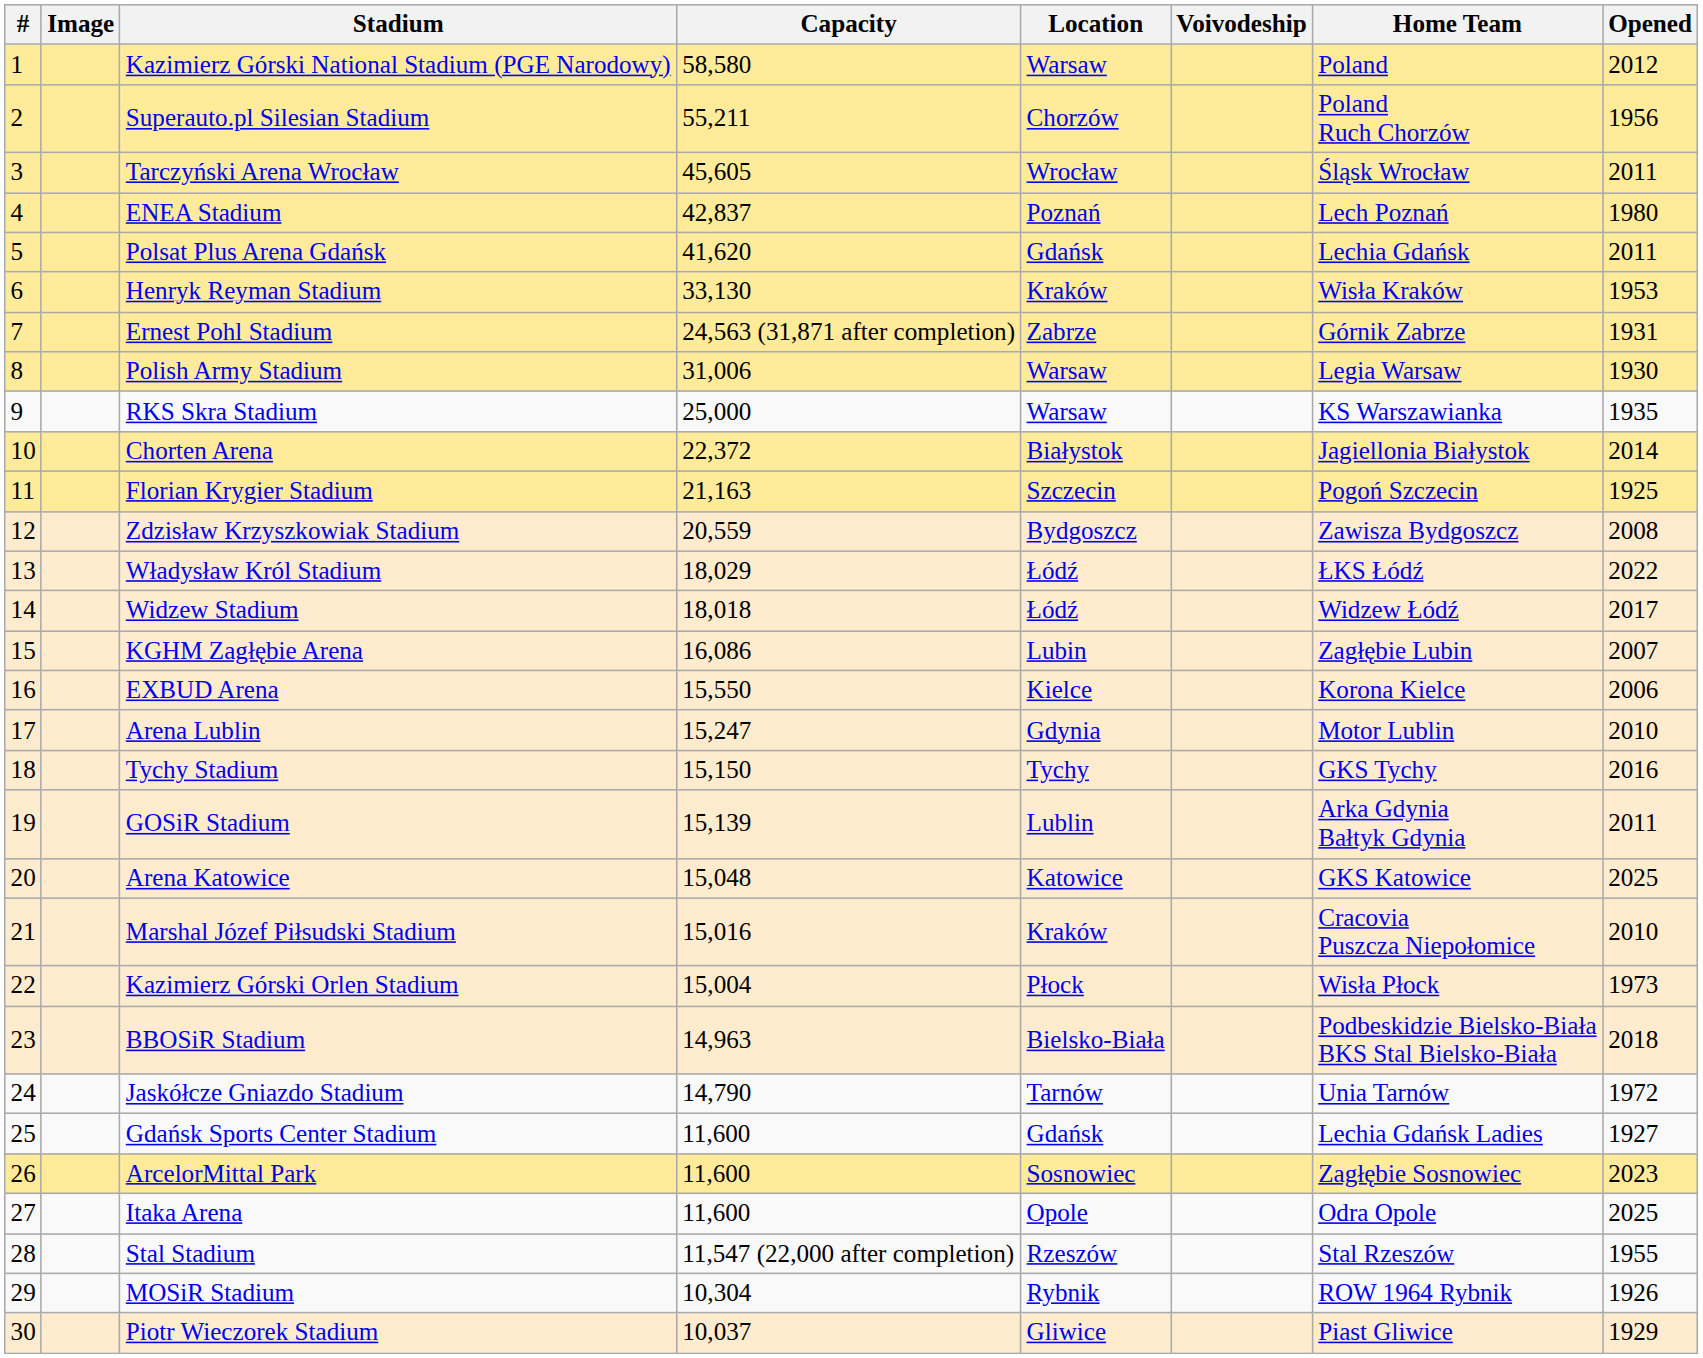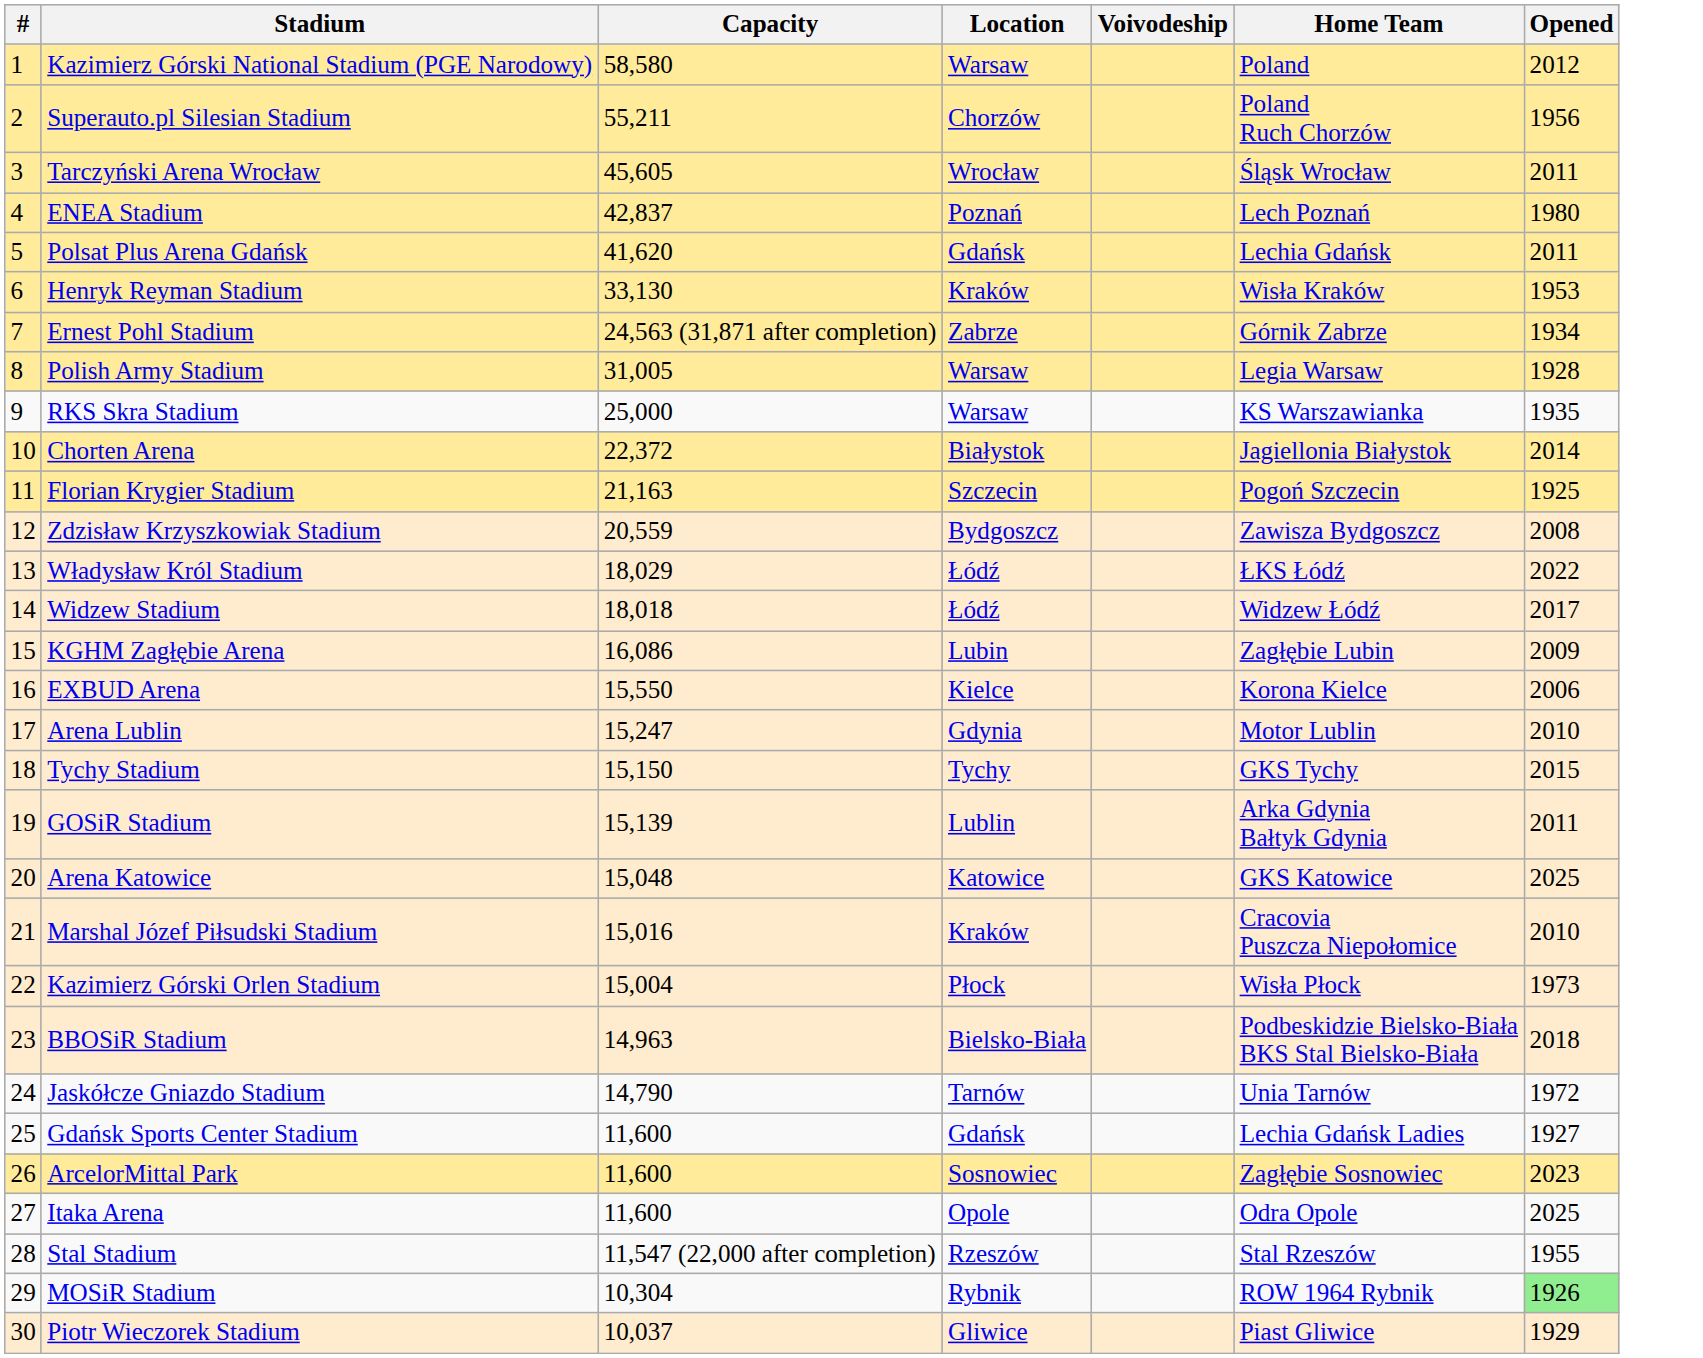- column: (81, 24)
(1633, 331) 1931 -> (1555, 331) 1934
(717, 371) 31,006 -> (638, 371) 31,005
(1633, 371) 1930 -> (1555, 371) 1928
(1633, 650) 2007 -> (1555, 650) 2009
(1633, 769) 2016 -> (1555, 769) 2015
(1633, 1292) no background -> (1555, 1292) lightgreen background
